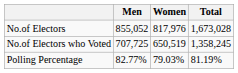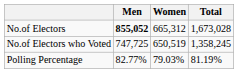(132, 28) normal -> (132, 28) bold
(169, 28) 817,976 -> (169, 28) 665,312
(132, 44) 707,725 -> (132, 44) 747,725
